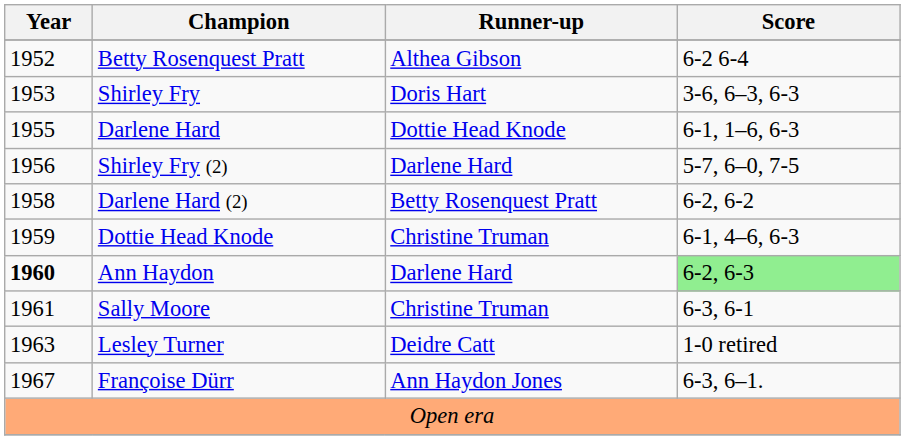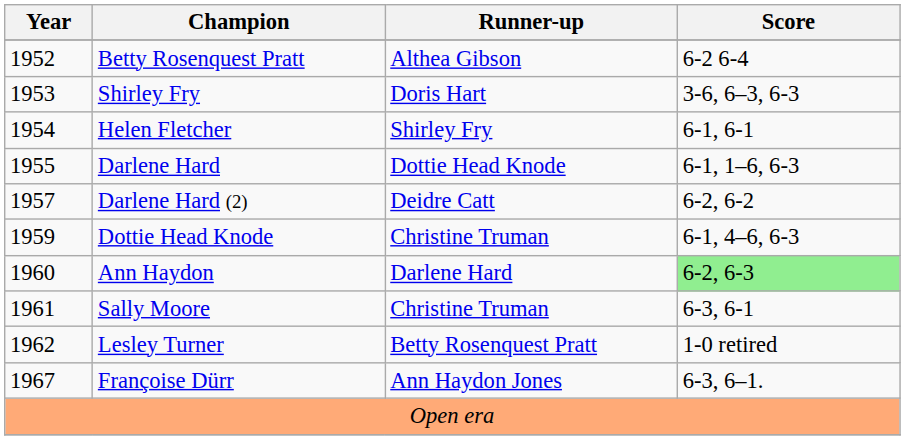+ row: (165, 129)
- row: (163, 165)
(32, 201) 1958 -> (32, 201) 1957
(494, 201) Betty Rosenquest Pratt -> (443, 201) Deidre Catt
(32, 272) bold -> (32, 272) normal
(32, 344) 1963 -> (32, 344) 1962
(443, 344) Deidre Catt -> (494, 344) Betty Rosenquest Pratt
